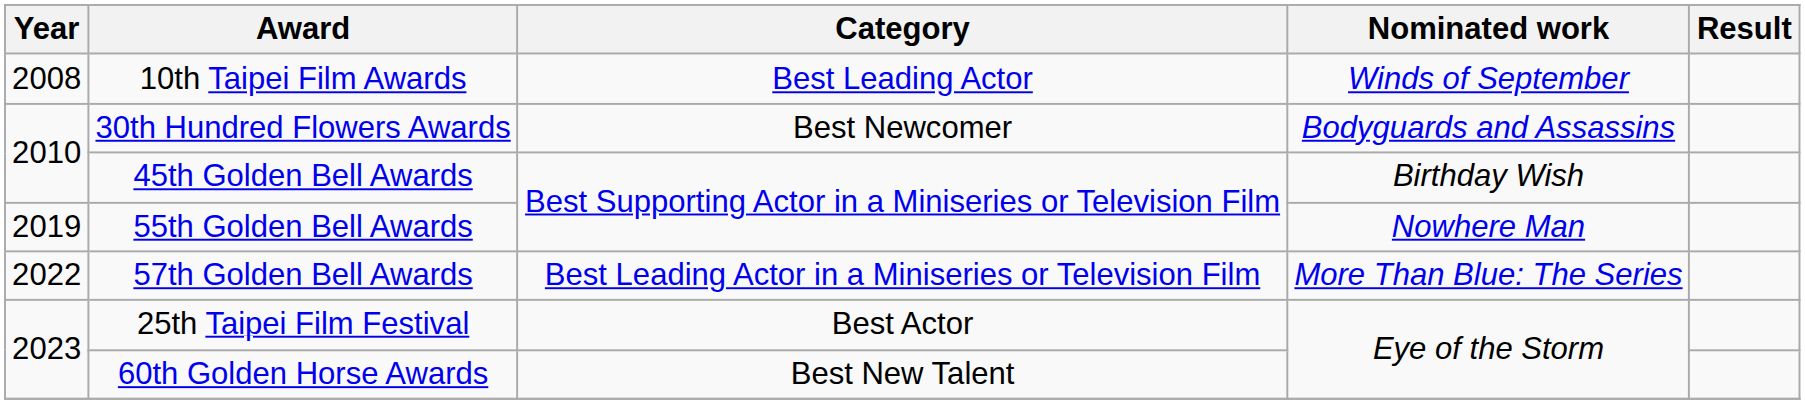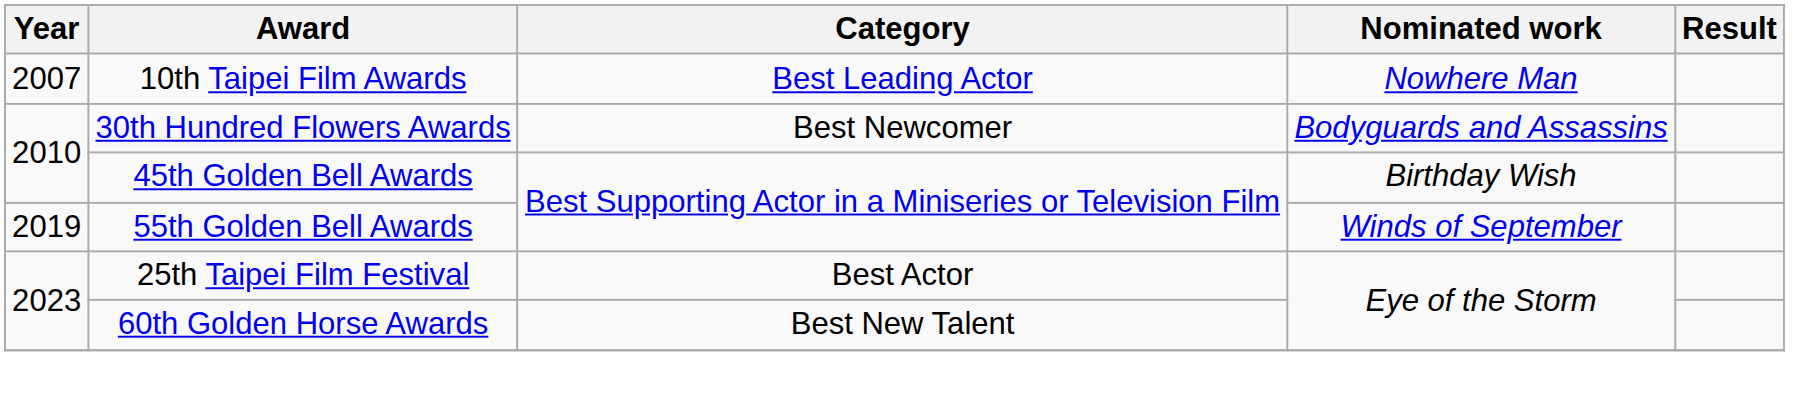(47, 78) 2008 -> (47, 78) 2007
(1488, 78) Winds of September -> (1481, 78) Nowhere Man
(1488, 226) Nowhere Man -> (1481, 226) Winds of September
- row: (303, 275)
